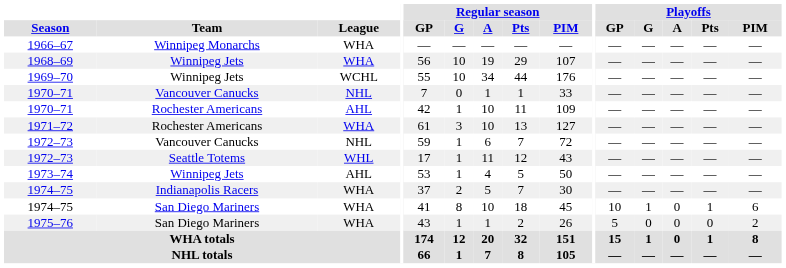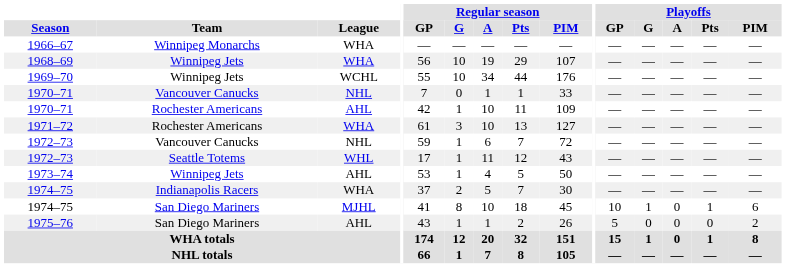(359, 206) WHA -> (359, 206) MJHL
(359, 222) WHA -> (359, 222) AHL
